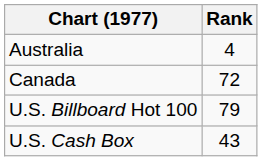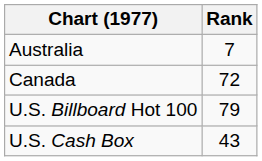(229, 49) 4 -> (229, 49) 7
